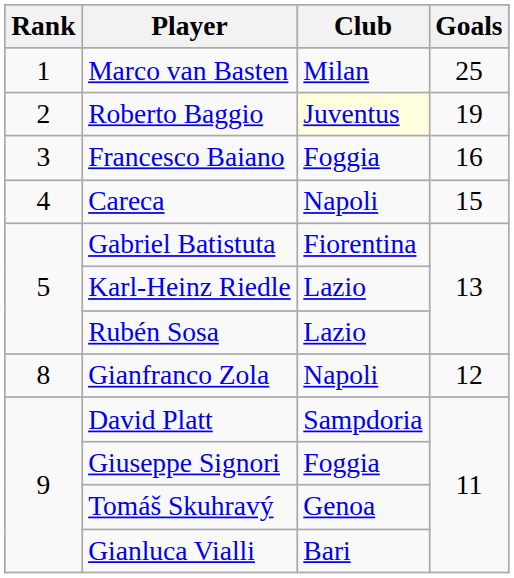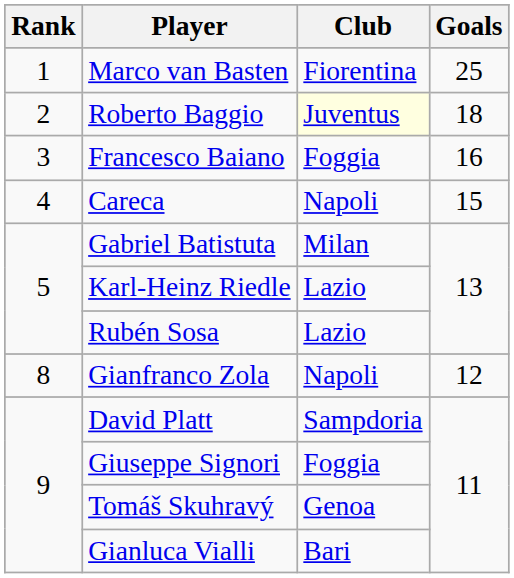(336, 69) Milan -> (360, 69) Fiorentina
(469, 113) 19 -> (469, 113) 18
(360, 244) Fiorentina -> (336, 244) Milan
